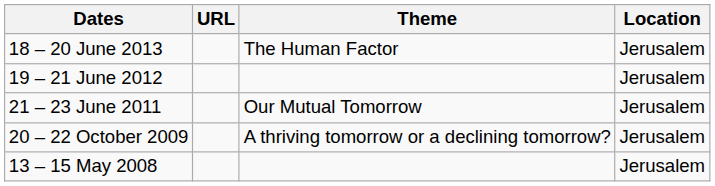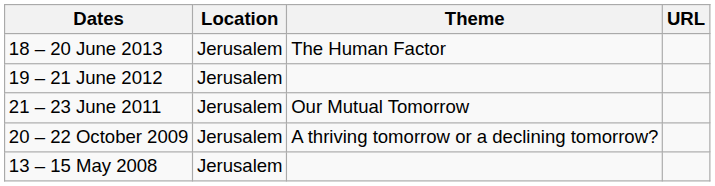columns swapped: (662, 19) <-> (216, 19)
